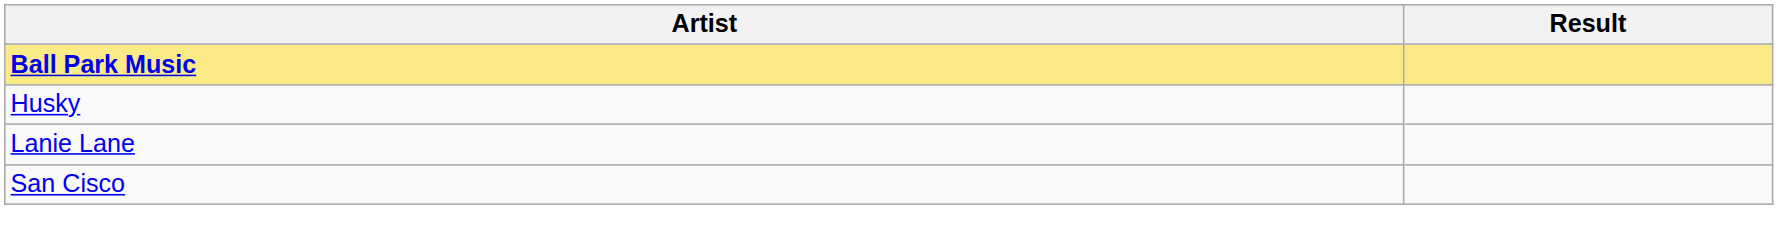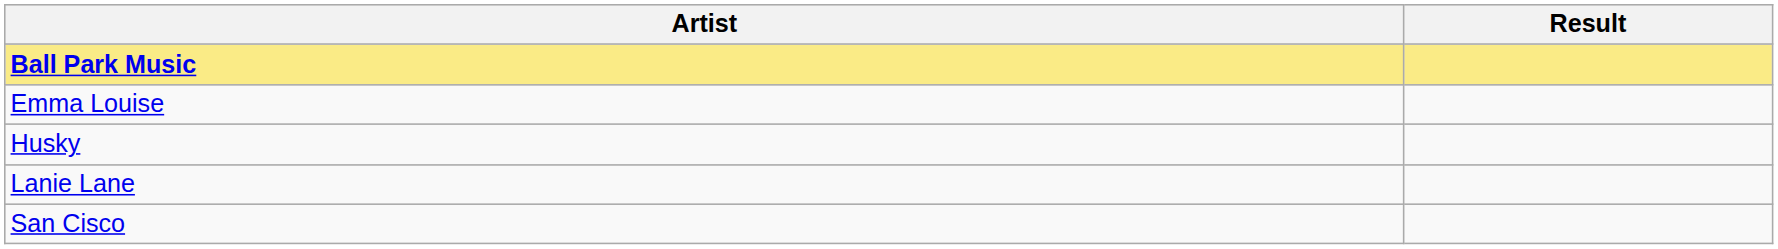+ row: (87, 104)
